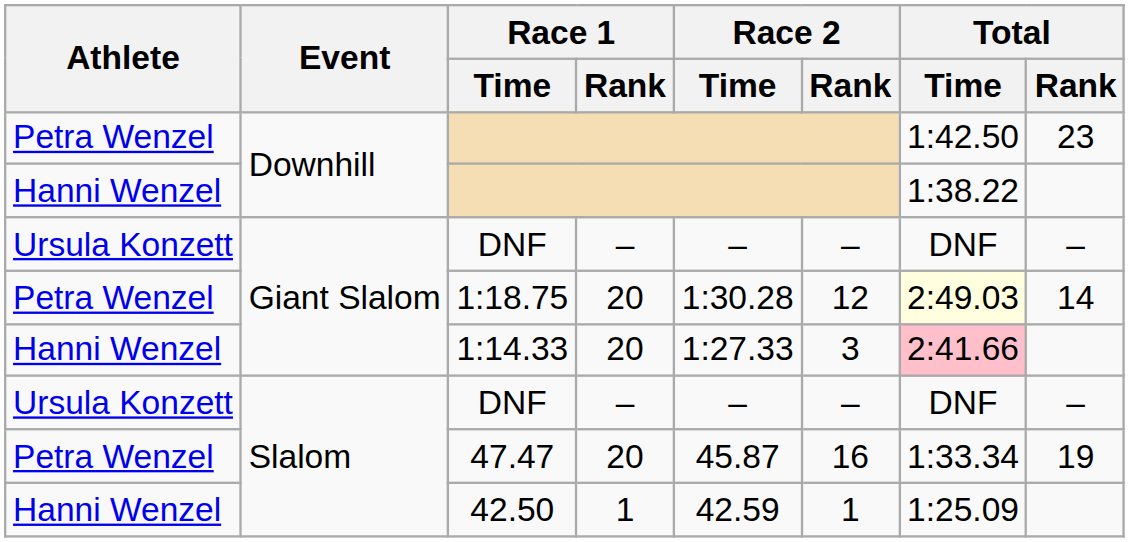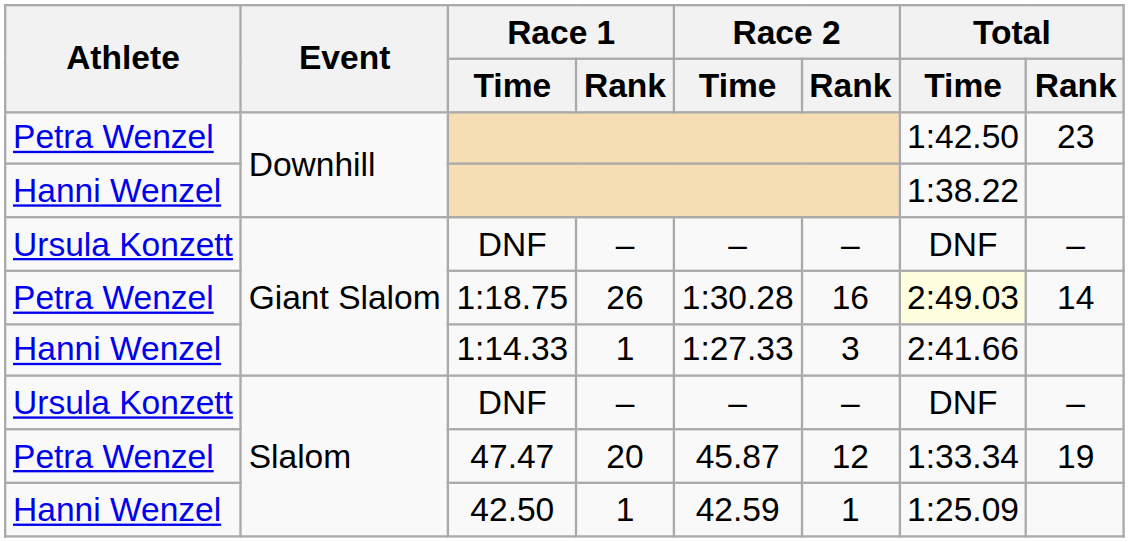(625, 297) 20 -> (625, 297) 26
(850, 297) 12 -> (850, 297) 16
(625, 350) 20 -> (625, 350) 1
(963, 350) pink background -> (963, 350) no background
(850, 456) 16 -> (850, 456) 12
